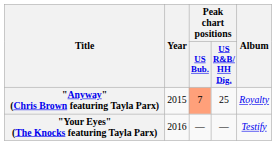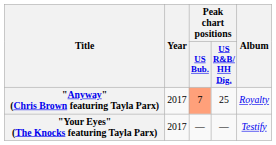(177, 100) 2015 -> (177, 100) 2017
(177, 127) 2016 -> (177, 127) 2017
